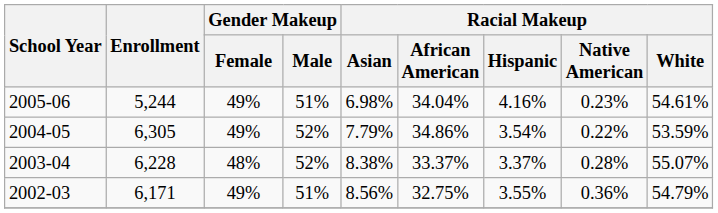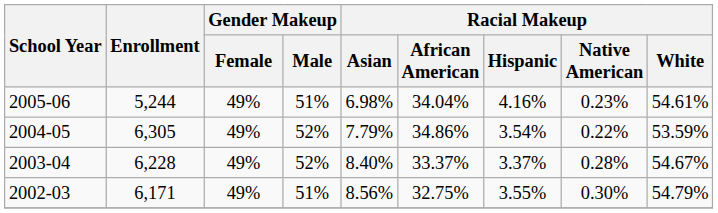(244, 162) 48% -> (244, 162) 49%
(369, 162) 8.38% -> (369, 162) 8.40%
(680, 162) 55.07% -> (680, 162) 54.67%
(605, 193) 0.36% -> (605, 193) 0.30%
